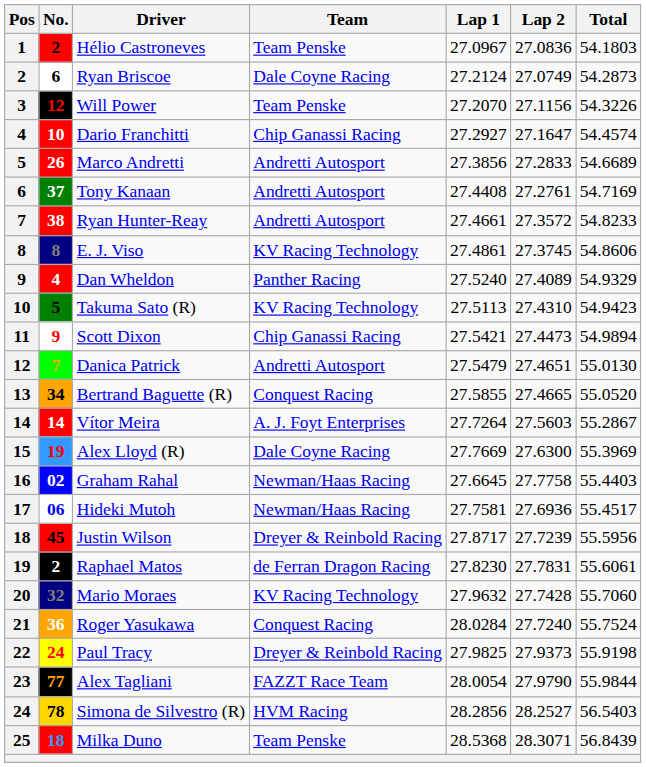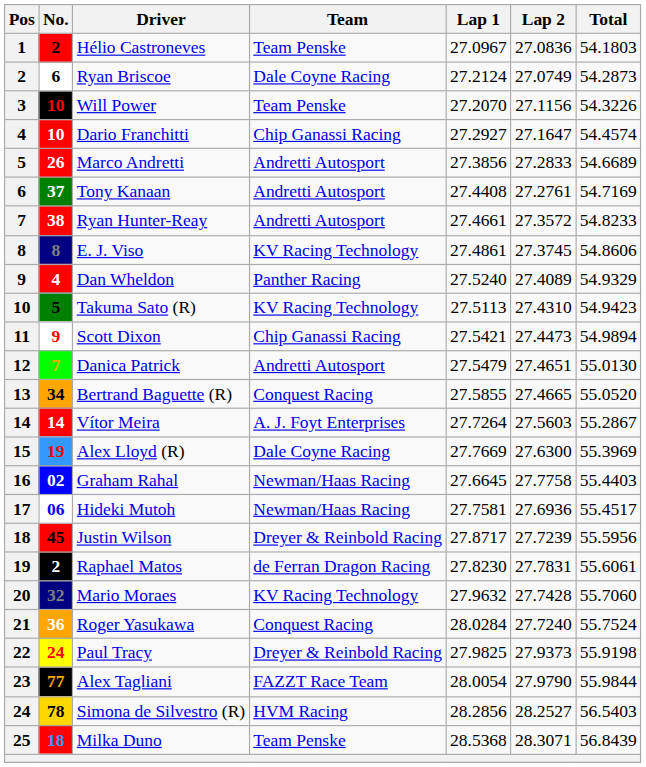(56, 105) 12 -> (56, 105) 10
